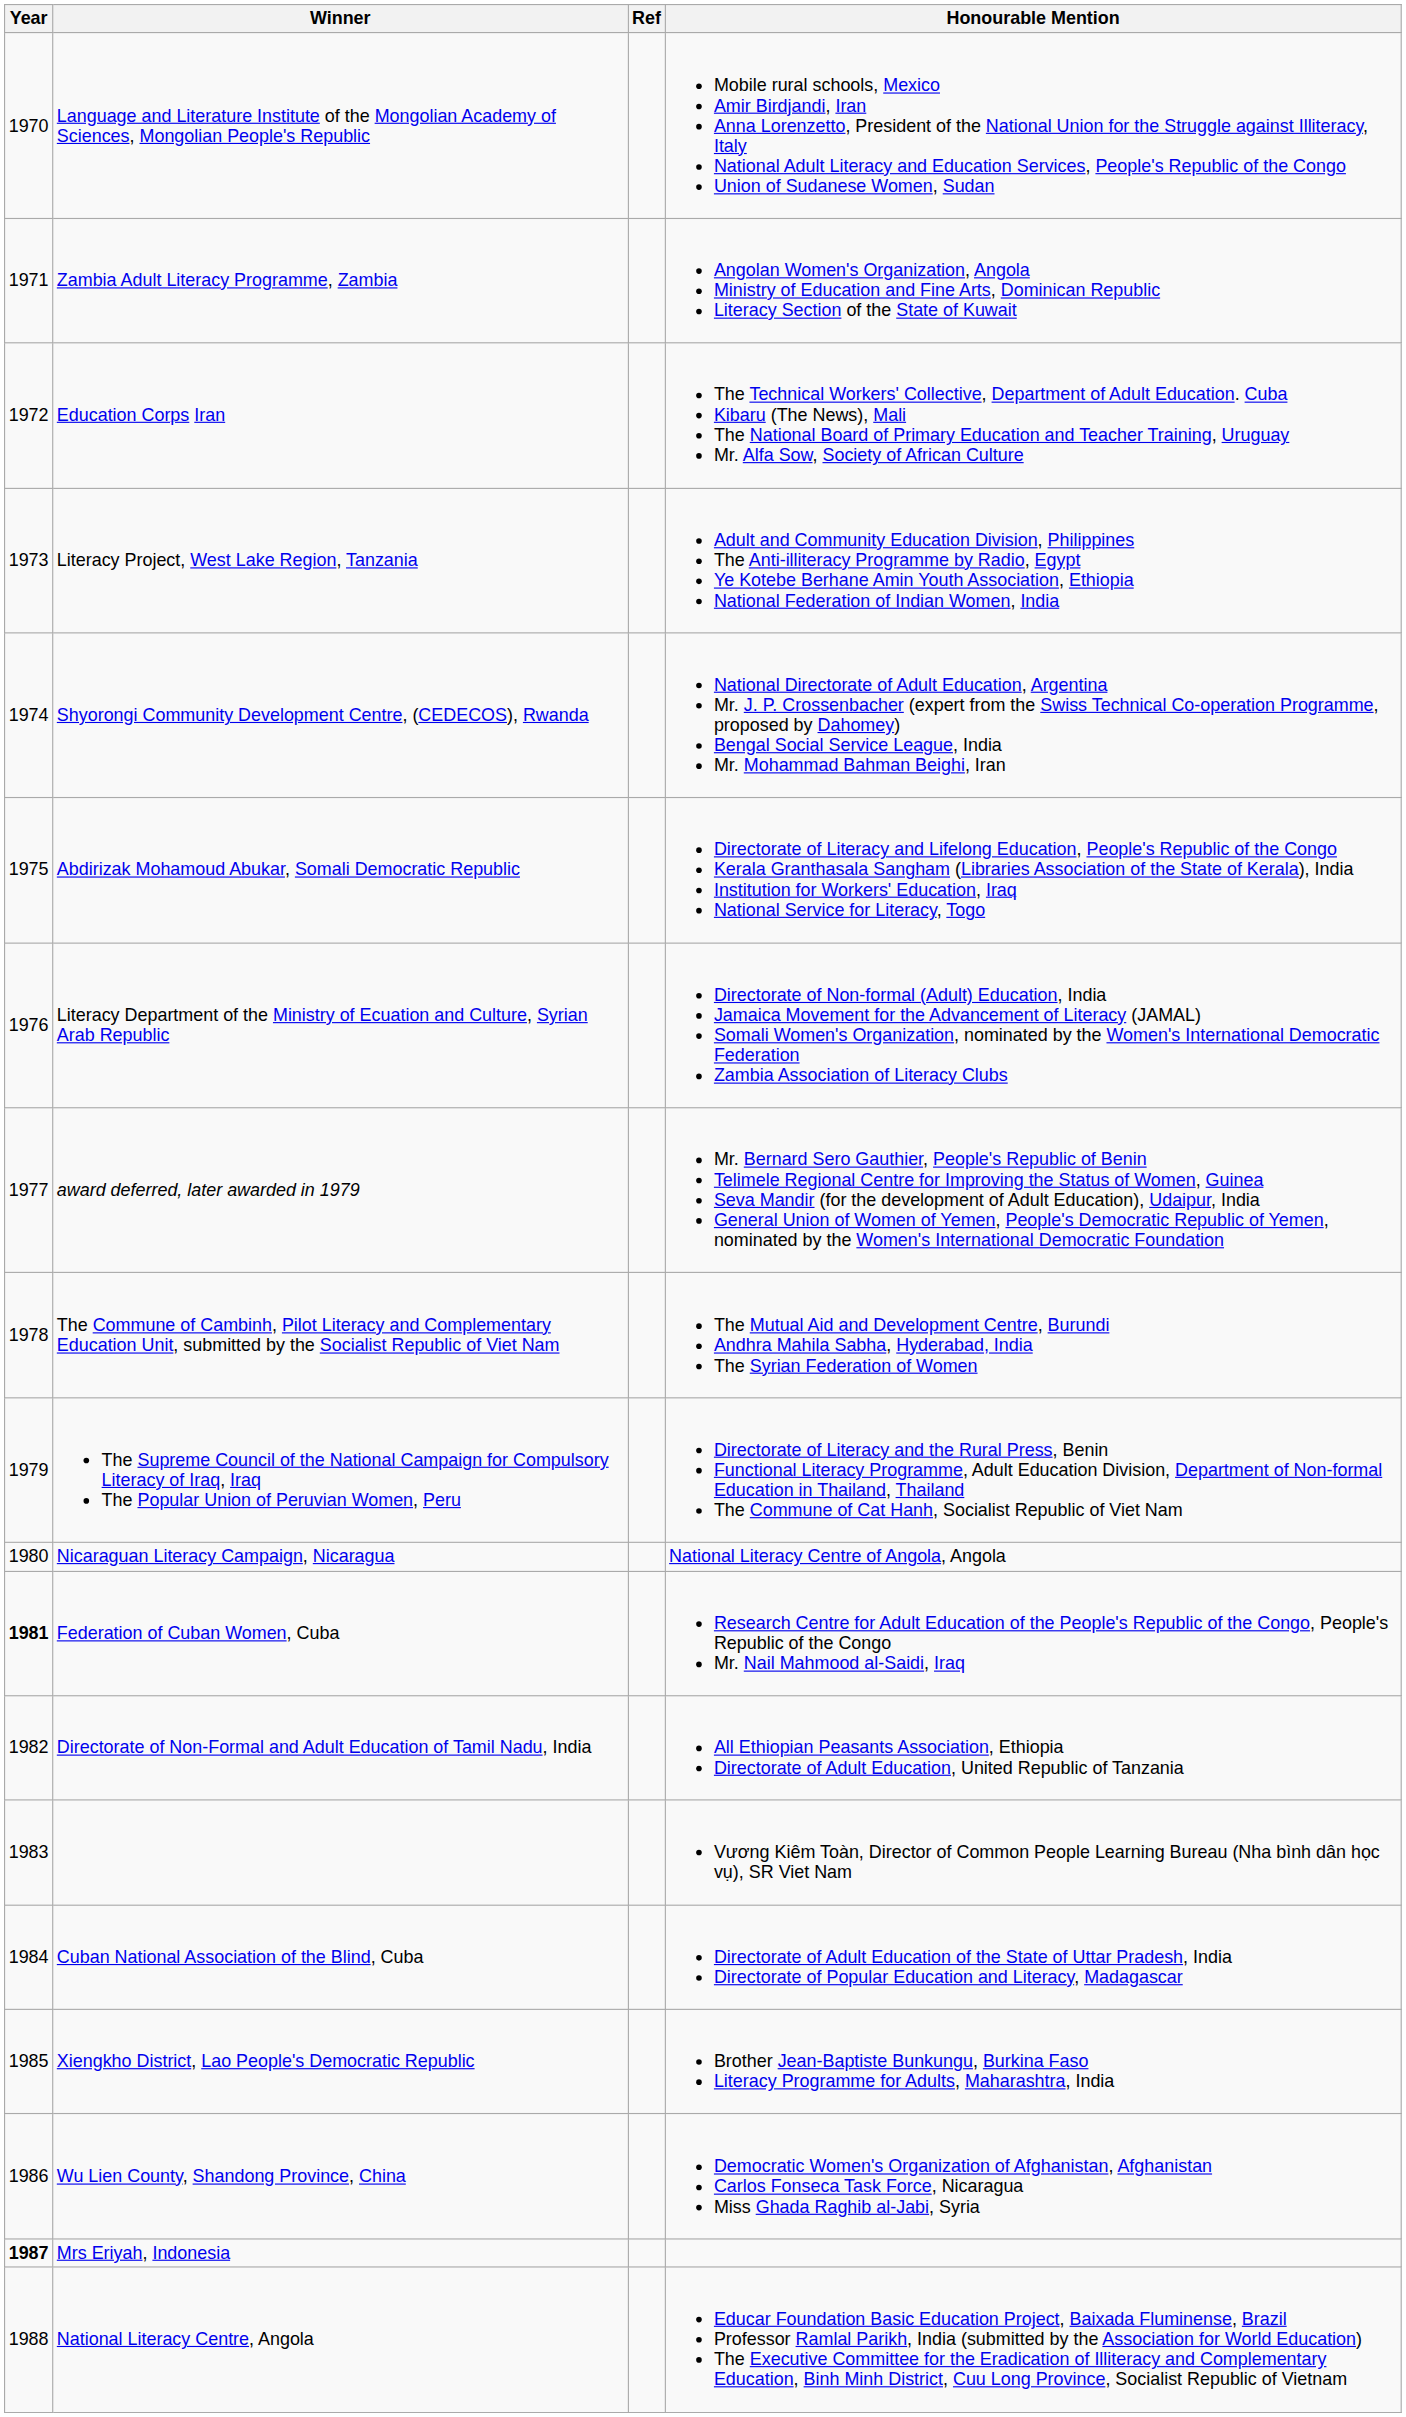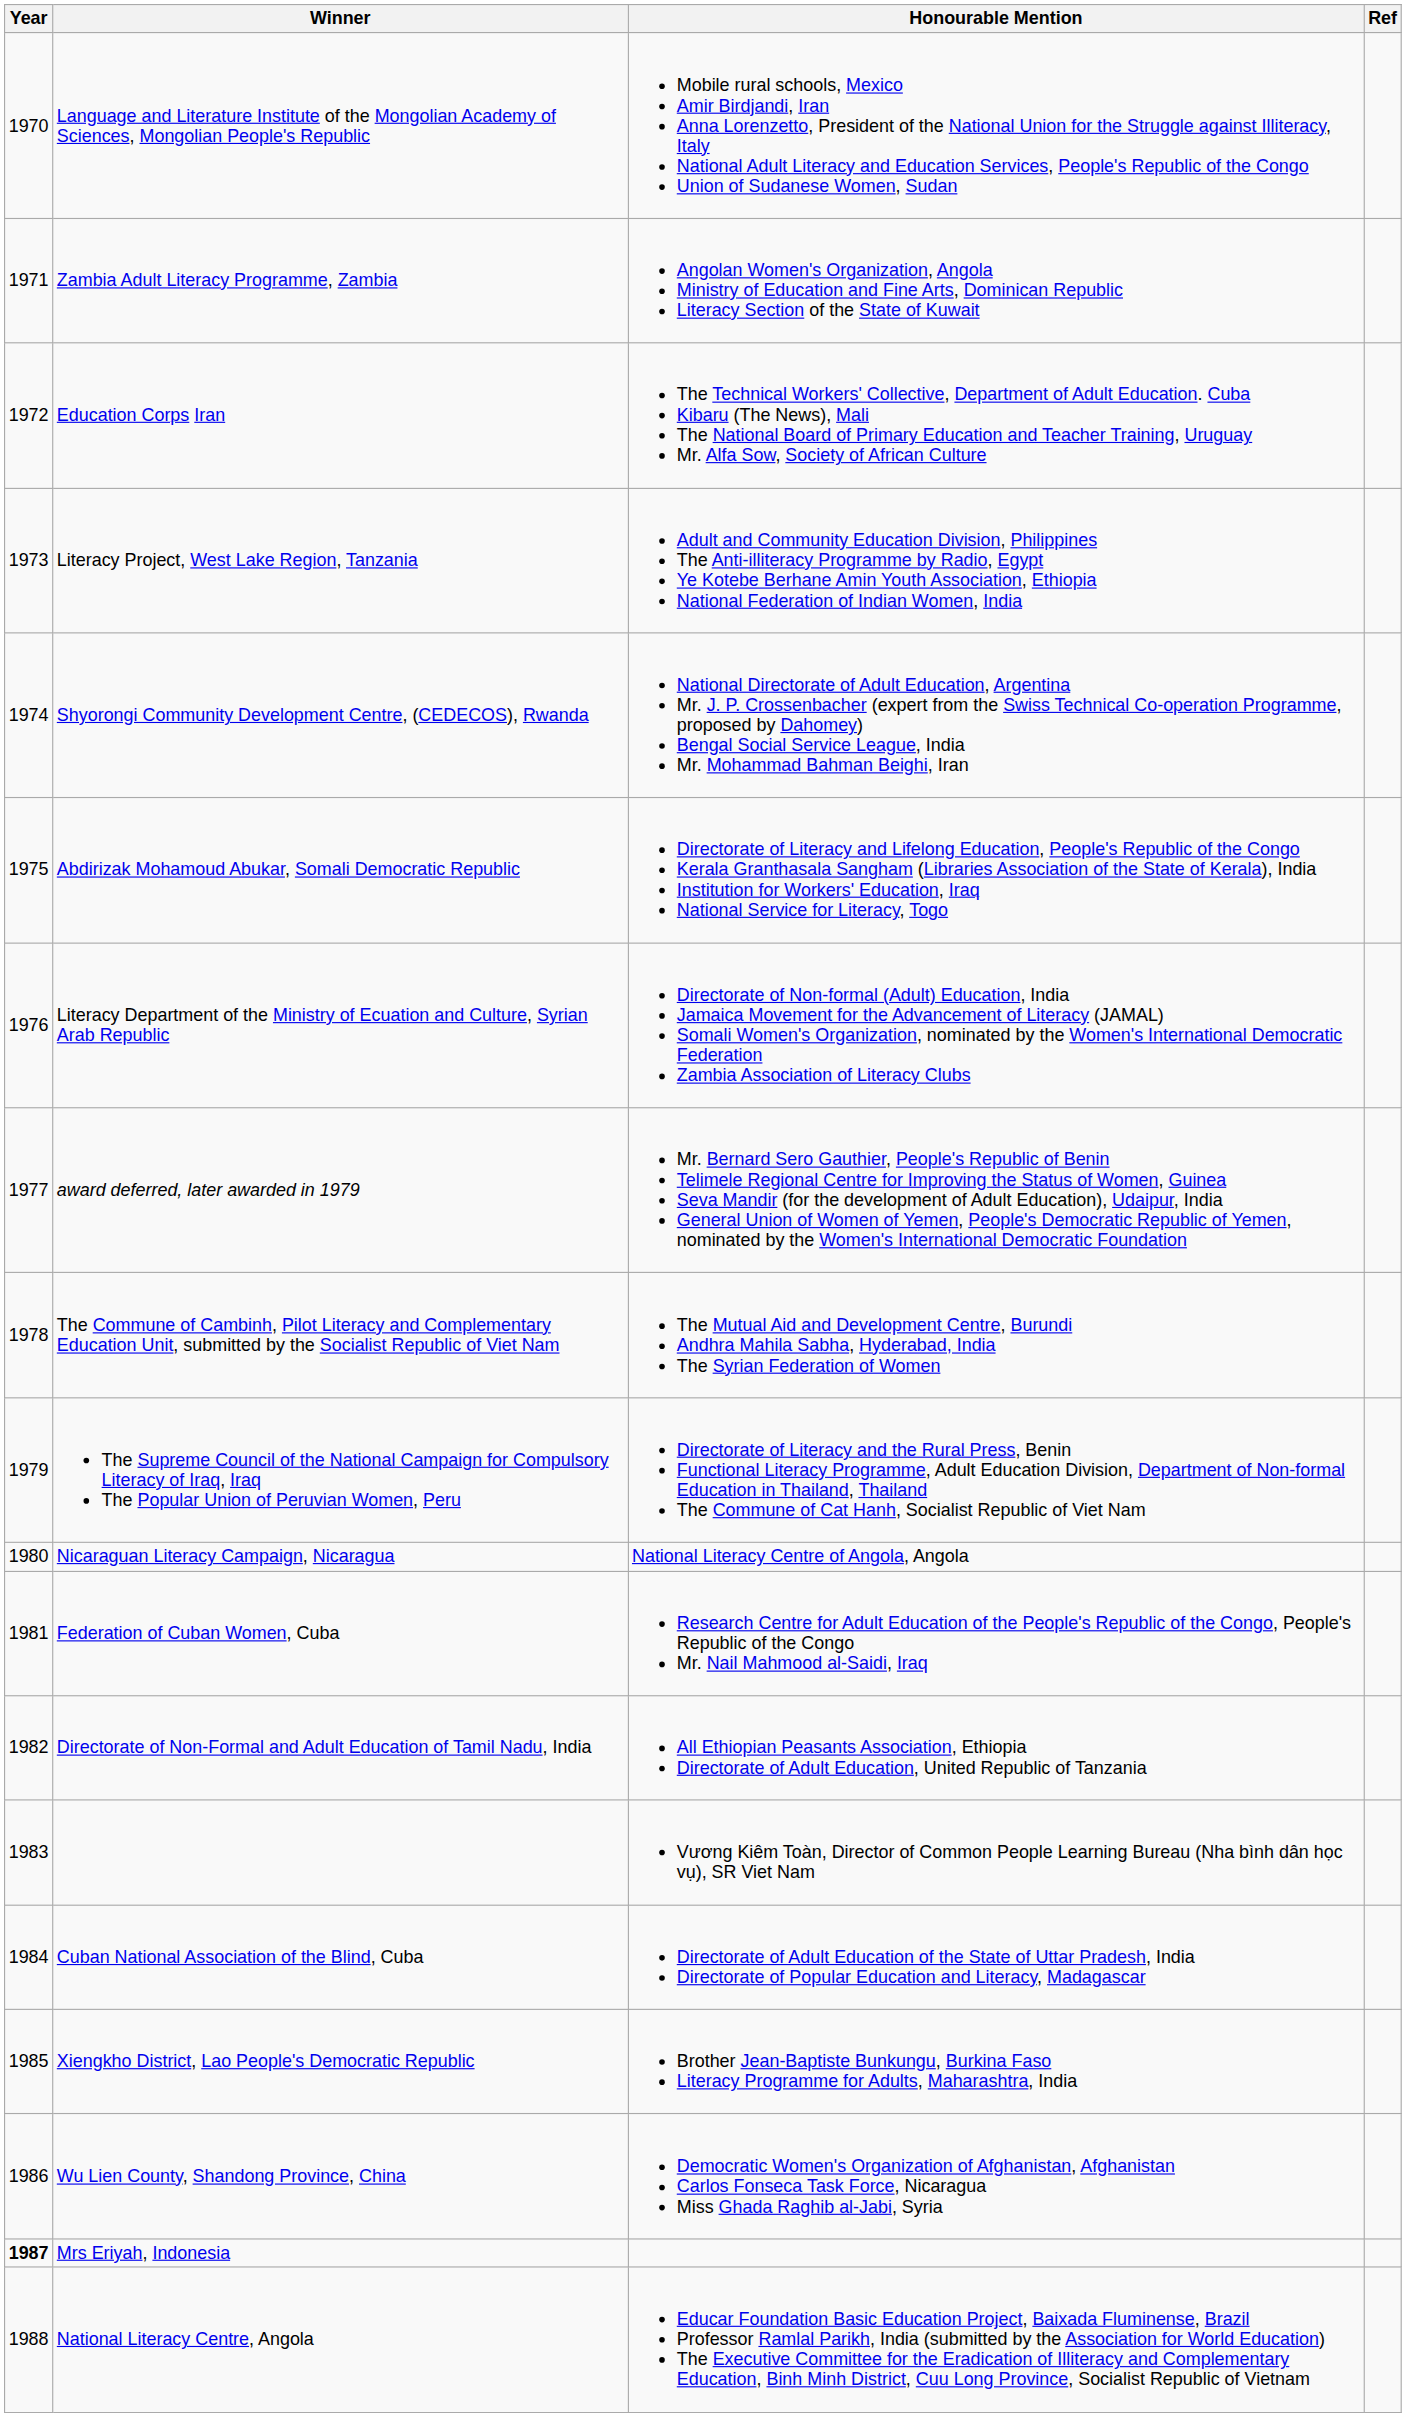columns swapped: (1033, 18) <-> (646, 18)
(29, 1633) bold -> (29, 1633) normal
